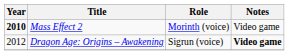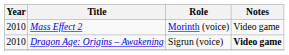(16, 27) bold -> (16, 27) normal
(16, 42) 2012 -> (16, 42) 2010
